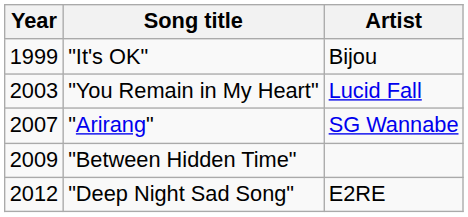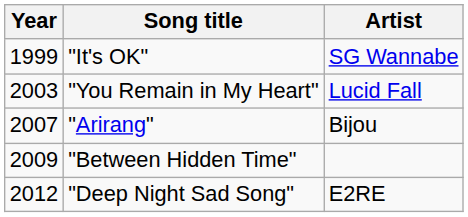(353, 56) Bijou -> (394, 56) SG Wannabe
(394, 125) SG Wannabe -> (353, 125) Bijou
